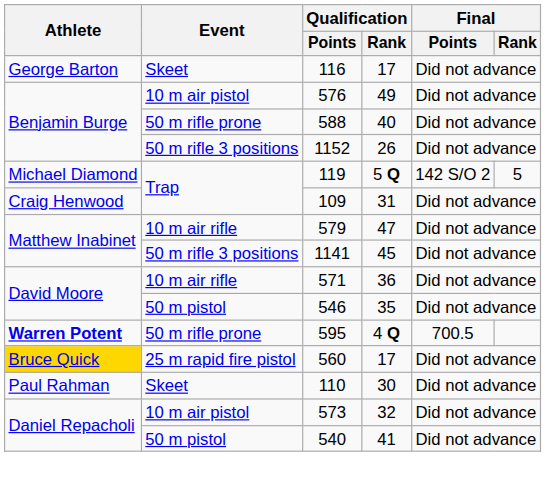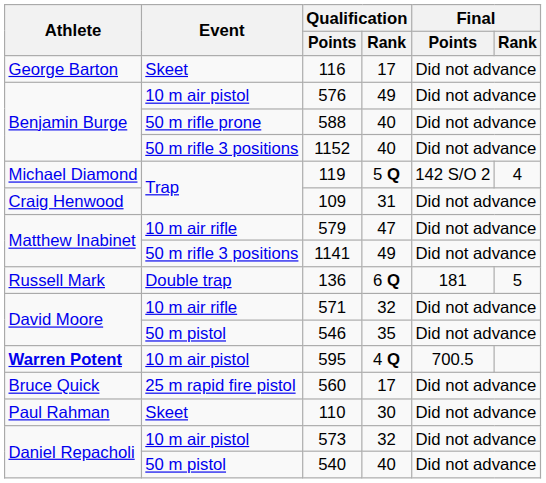(387, 149) 26 -> (387, 149) 40
(517, 175) 5 -> (517, 175) 4
(387, 254) 45 -> (387, 254) 49
+ row: (332, 281)
(387, 281) 36 -> (387, 307) 32
(203, 333) 50 m rifle prone -> (197, 360) 10 m air pistol
(54, 360) gold background -> (54, 386) no background
(387, 439) 41 -> (387, 465) 40
